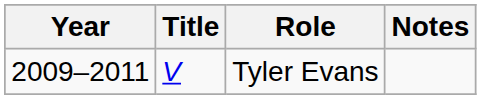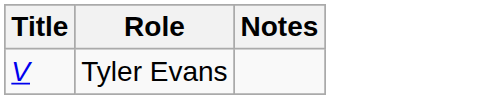- column: (80, 26)
